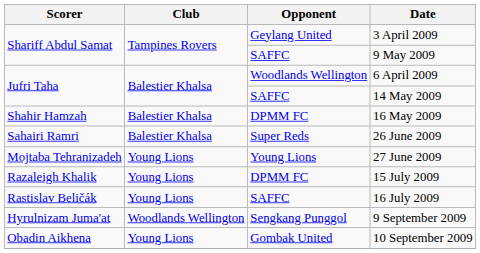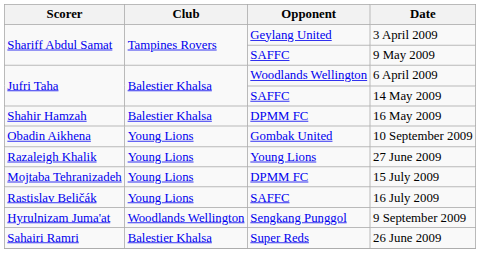rows swapped: (407, 136) <-> (423, 237)
(65, 156) Mojtaba Tehranizadeh -> (52, 156) Razaleigh Khalik
(52, 177) Razaleigh Khalik -> (65, 177) Mojtaba Tehranizadeh
